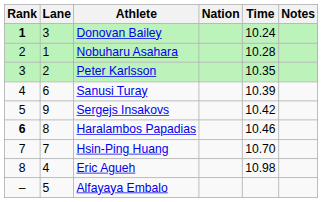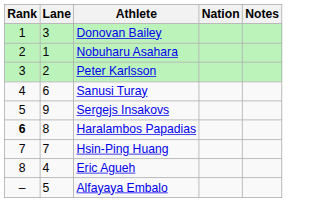- column: (260, 14)
(22, 33) bold -> (22, 33) normal
